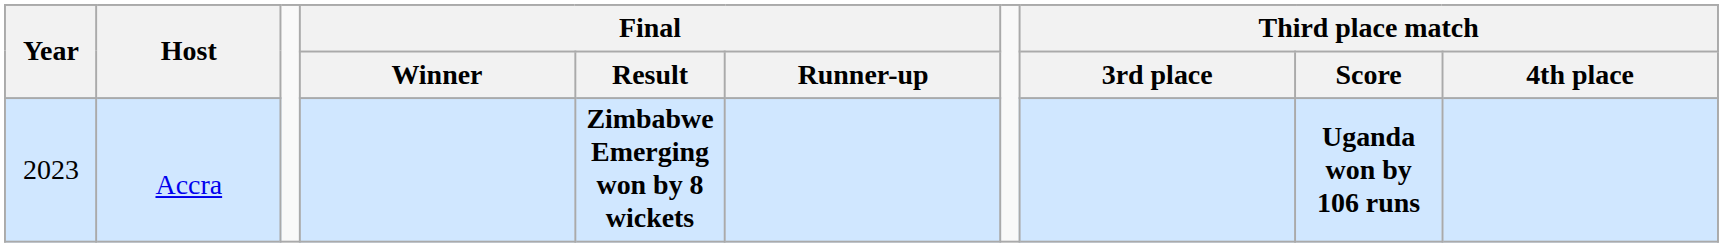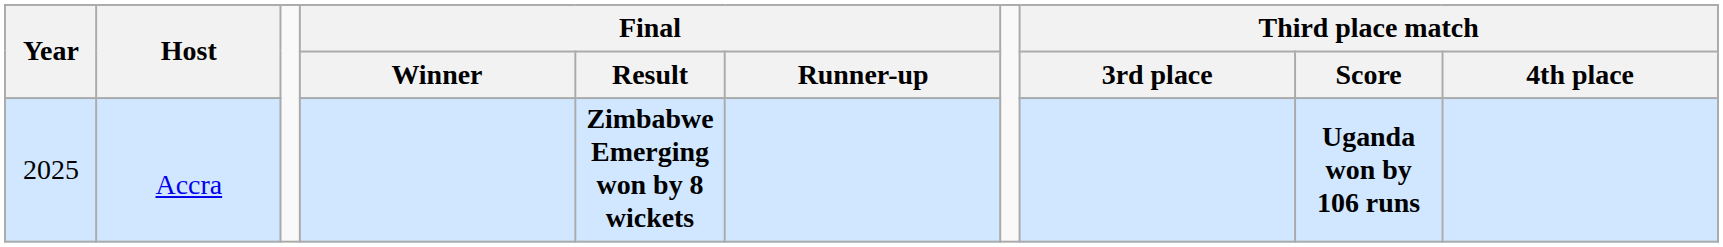(51, 169) 2023 -> (51, 169) 2025
